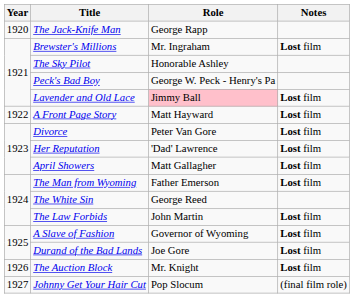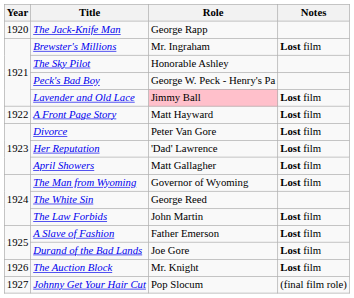(185, 183) Father Emerson -> (200, 183) Governor of Wyoming
(200, 234) Governor of Wyoming -> (185, 234) Father Emerson
